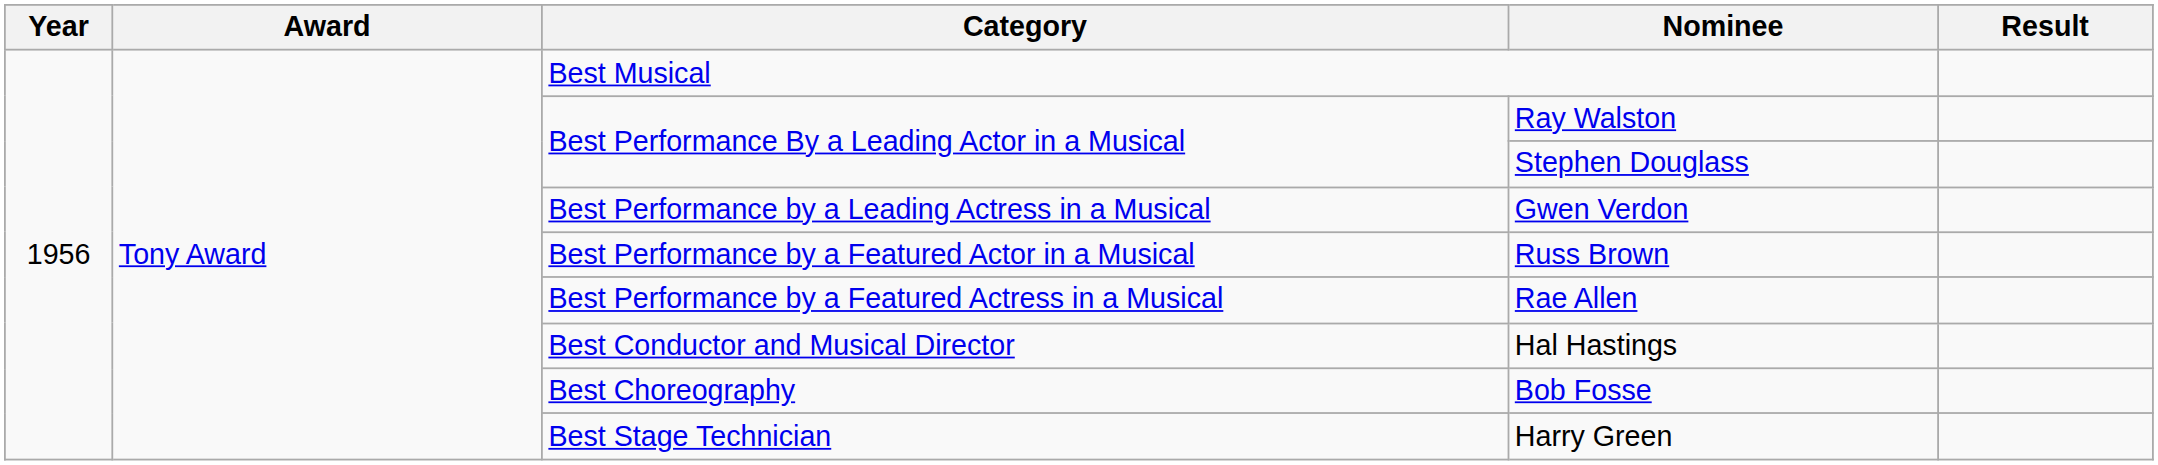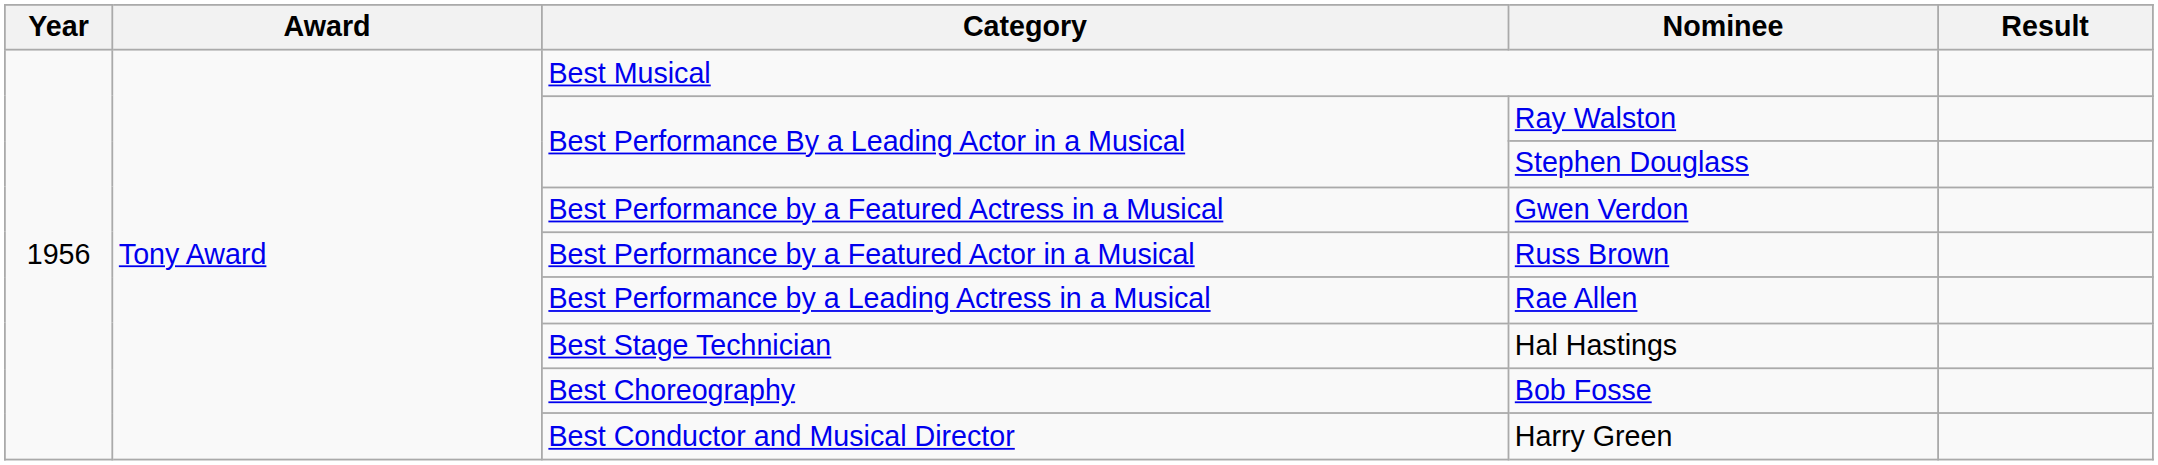(880, 208) Best Performance by a Leading Actress in a Musical -> (886, 208) Best Performance by a Featured Actress in a Musical
(886, 299) Best Performance by a Featured Actress in a Musical -> (880, 299) Best Performance by a Leading Actress in a Musical
(782, 345) Best Conductor and Musical Director -> (690, 345) Best Stage Technician
(690, 436) Best Stage Technician -> (782, 436) Best Conductor and Musical Director
